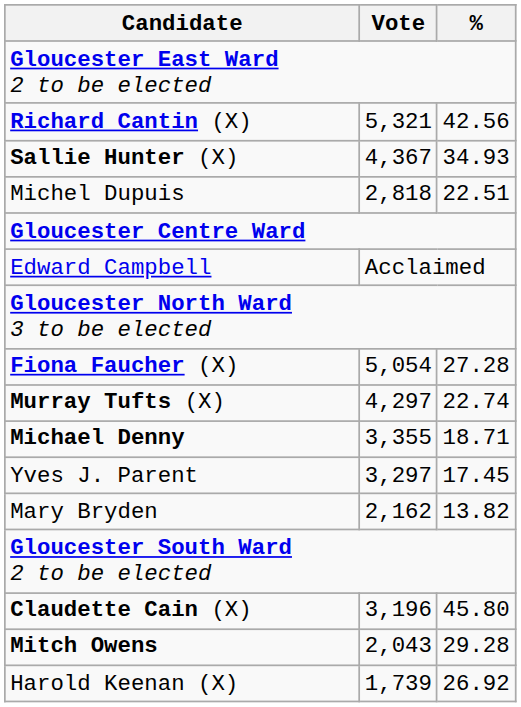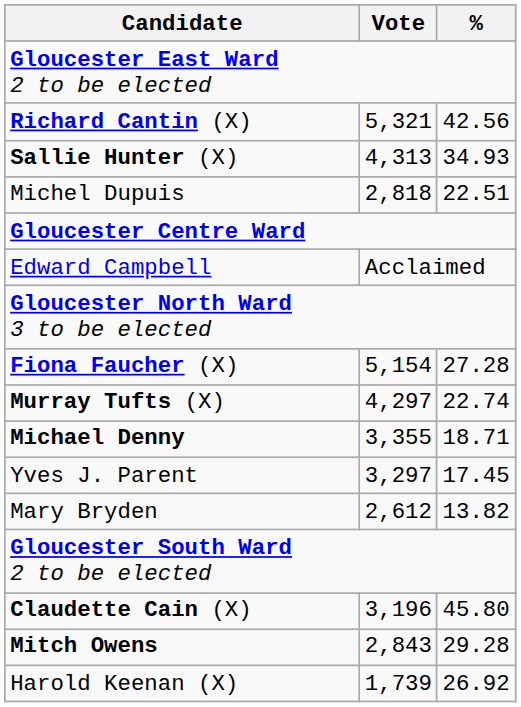(398, 158) 4,367 -> (398, 158) 4,313
(398, 366) 5,054 -> (398, 366) 5,154
(398, 512) 2,162 -> (398, 512) 2,612
(398, 647) 2,043 -> (398, 647) 2,843
